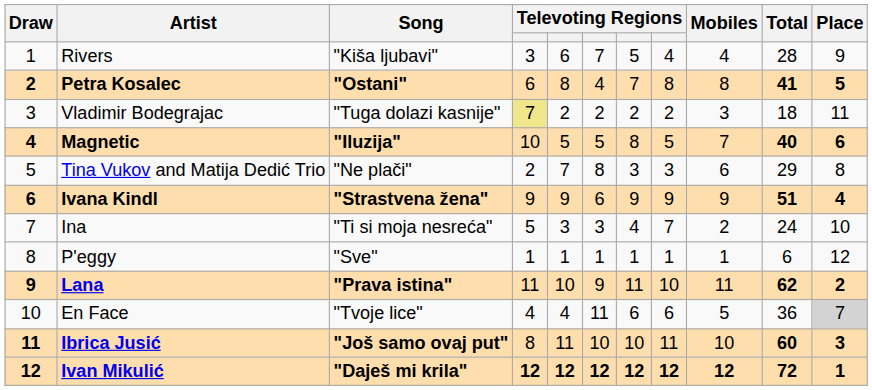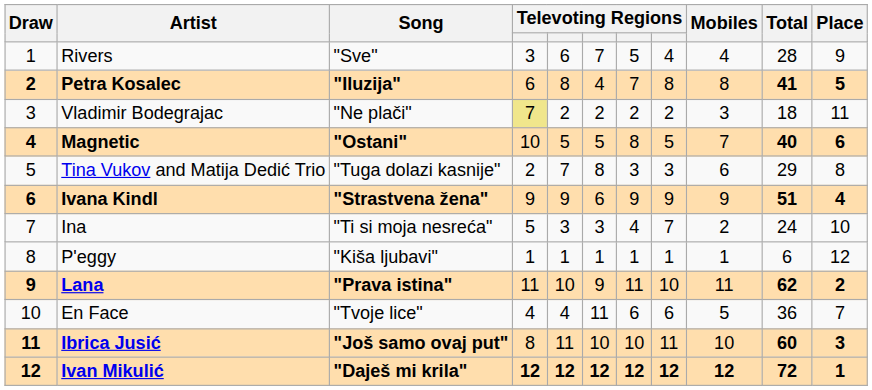(386, 55) "Kiša ljubavi" -> (356, 55) "Sve"
(370, 84) "Ostani" -> (367, 84) "Iluzija"
(417, 113) "Tuga dolazi kasnije" -> (373, 113) "Ne plači"
(367, 141) "Iluzija" -> (370, 141) "Ostani"
(373, 170) "Ne plači" -> (417, 170) "Tuga dolazi kasnije"
(356, 256) "Sve" -> (386, 256) "Kiša ljubavi"
(840, 313) lightgrey background -> (840, 313) no background
